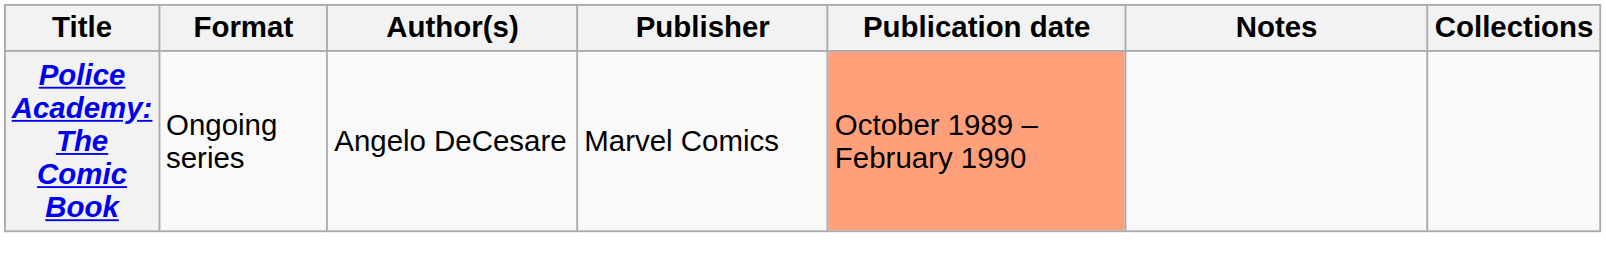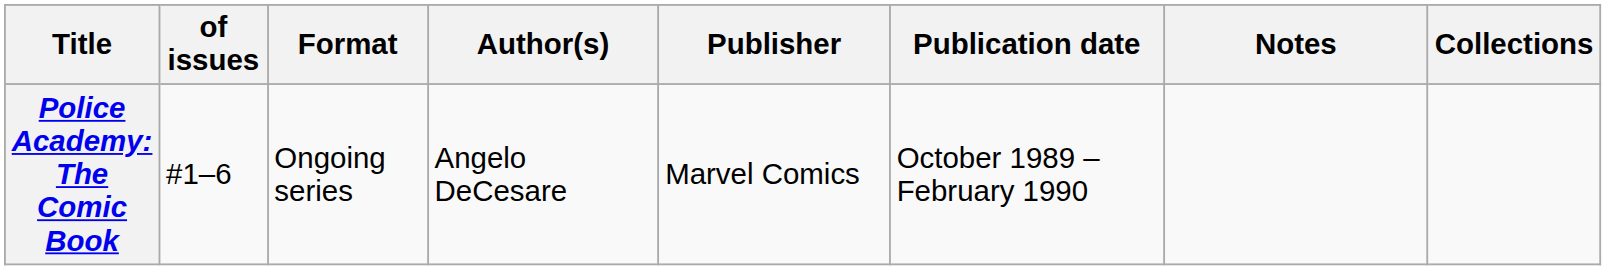+ column: (213, 44)
(936, 140) lightsalmon background -> (998, 173) no background
